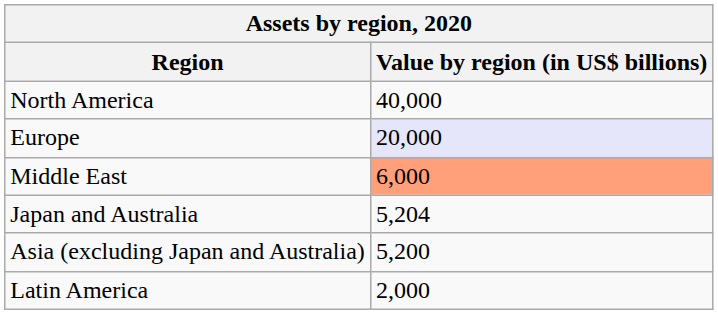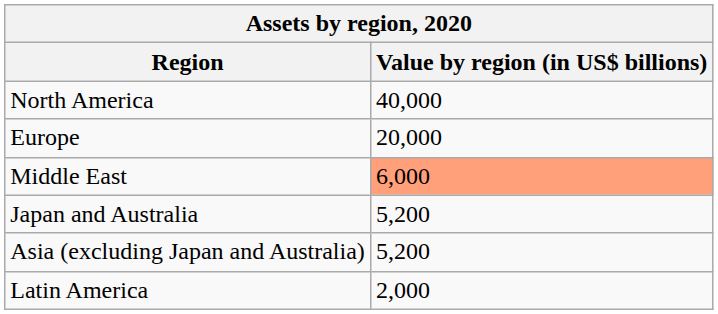(409, 137) lavender background -> (409, 137) no background
(403, 213) 5,204 -> (403, 213) 5,200
